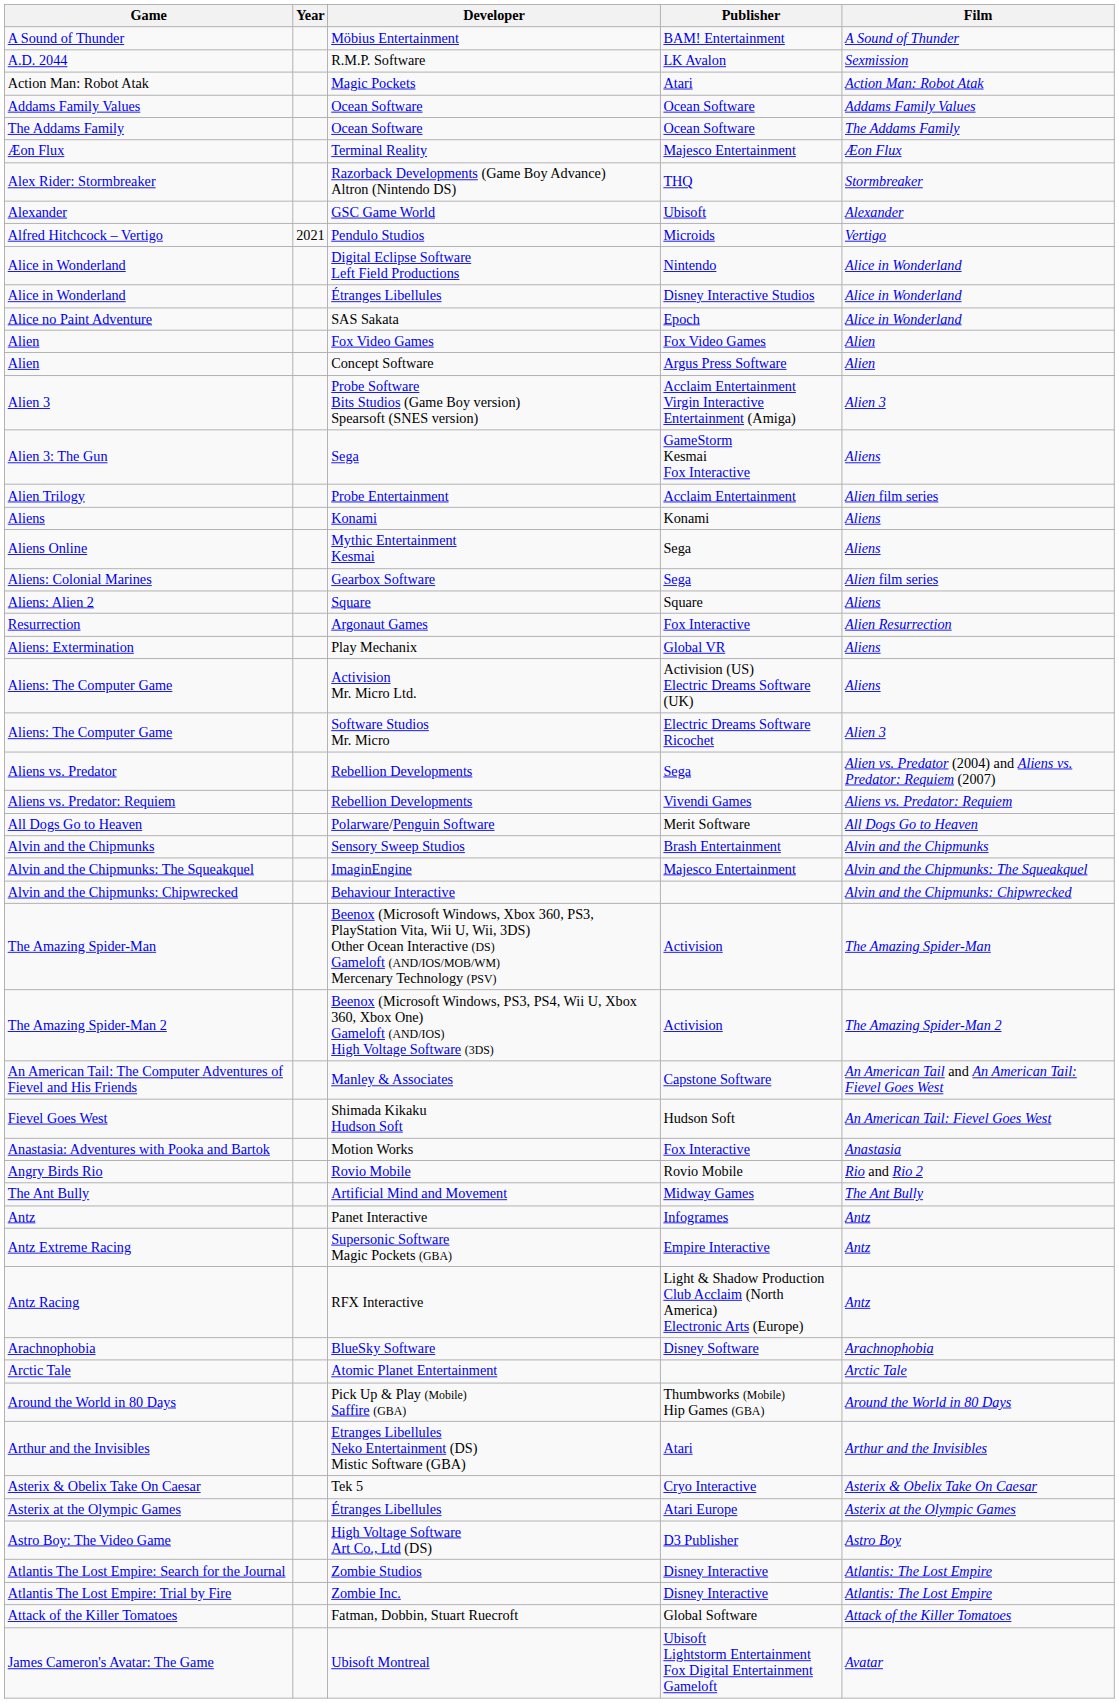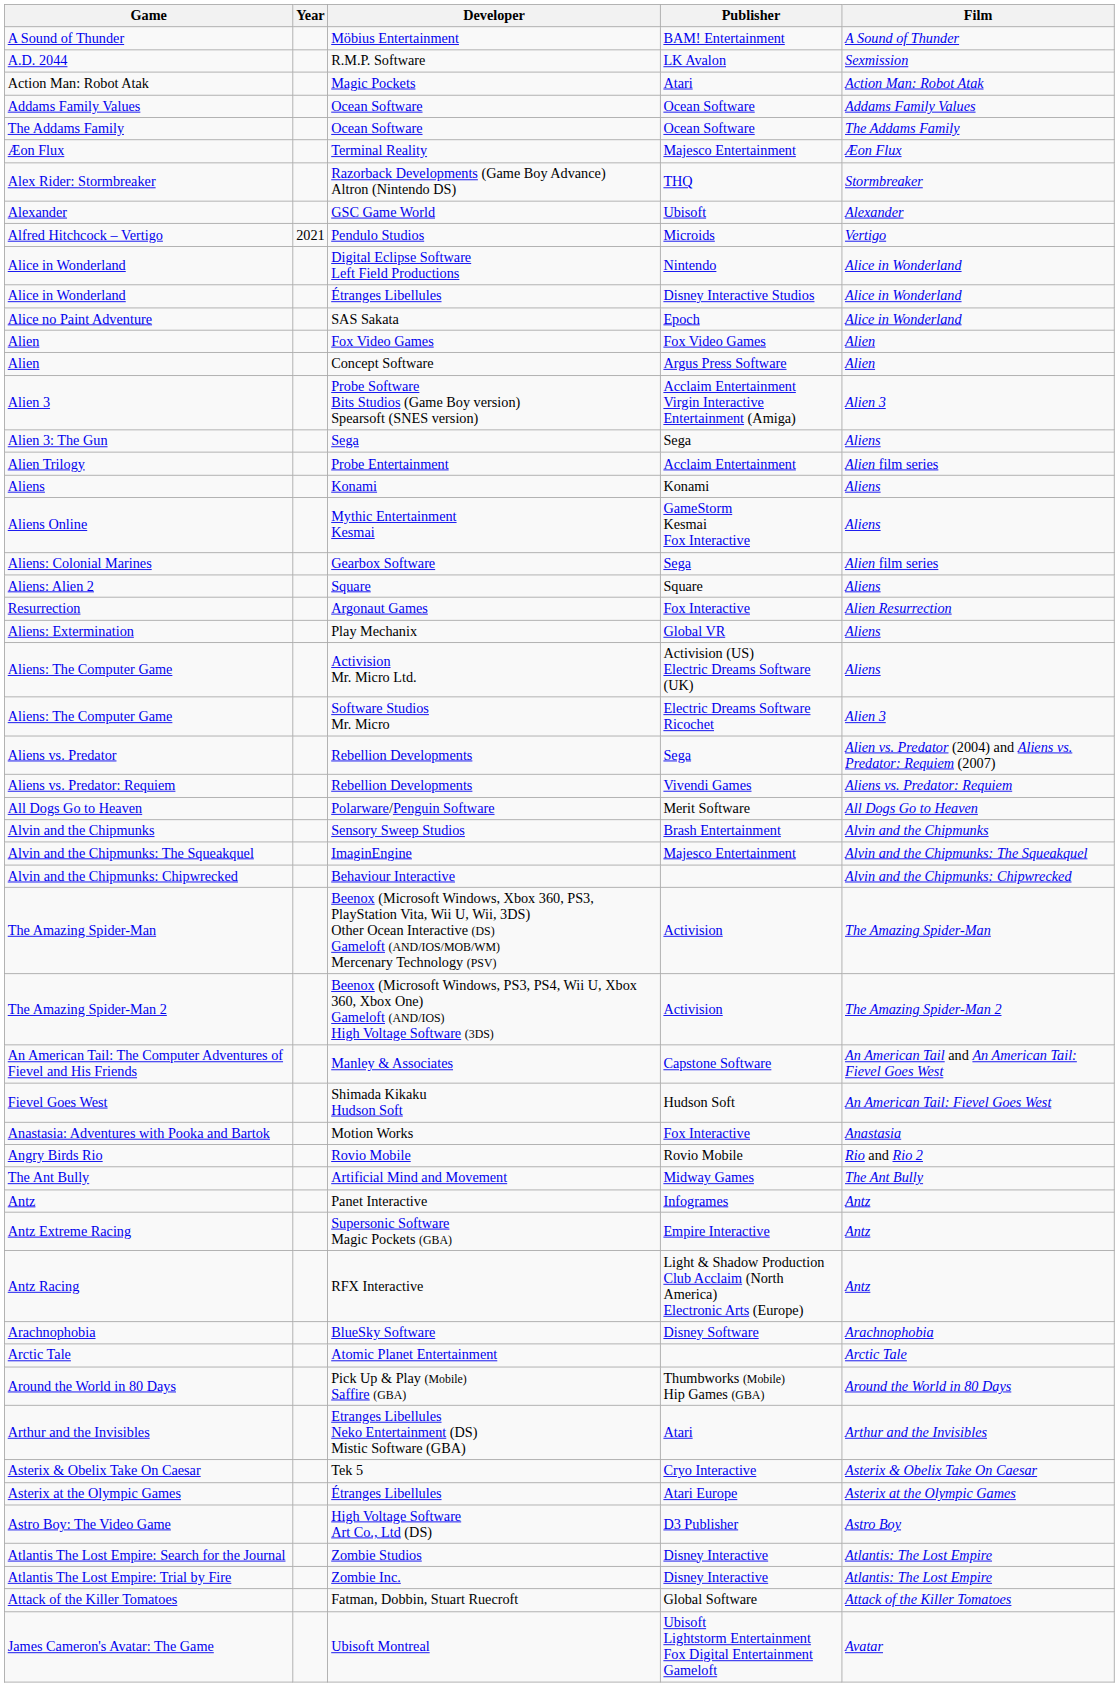(707, 457) GameStorm Kesmai Fox Interactive -> (677, 441) Sega
(677, 549) Sega -> (707, 524) GameStorm Kesmai Fox Interactive
